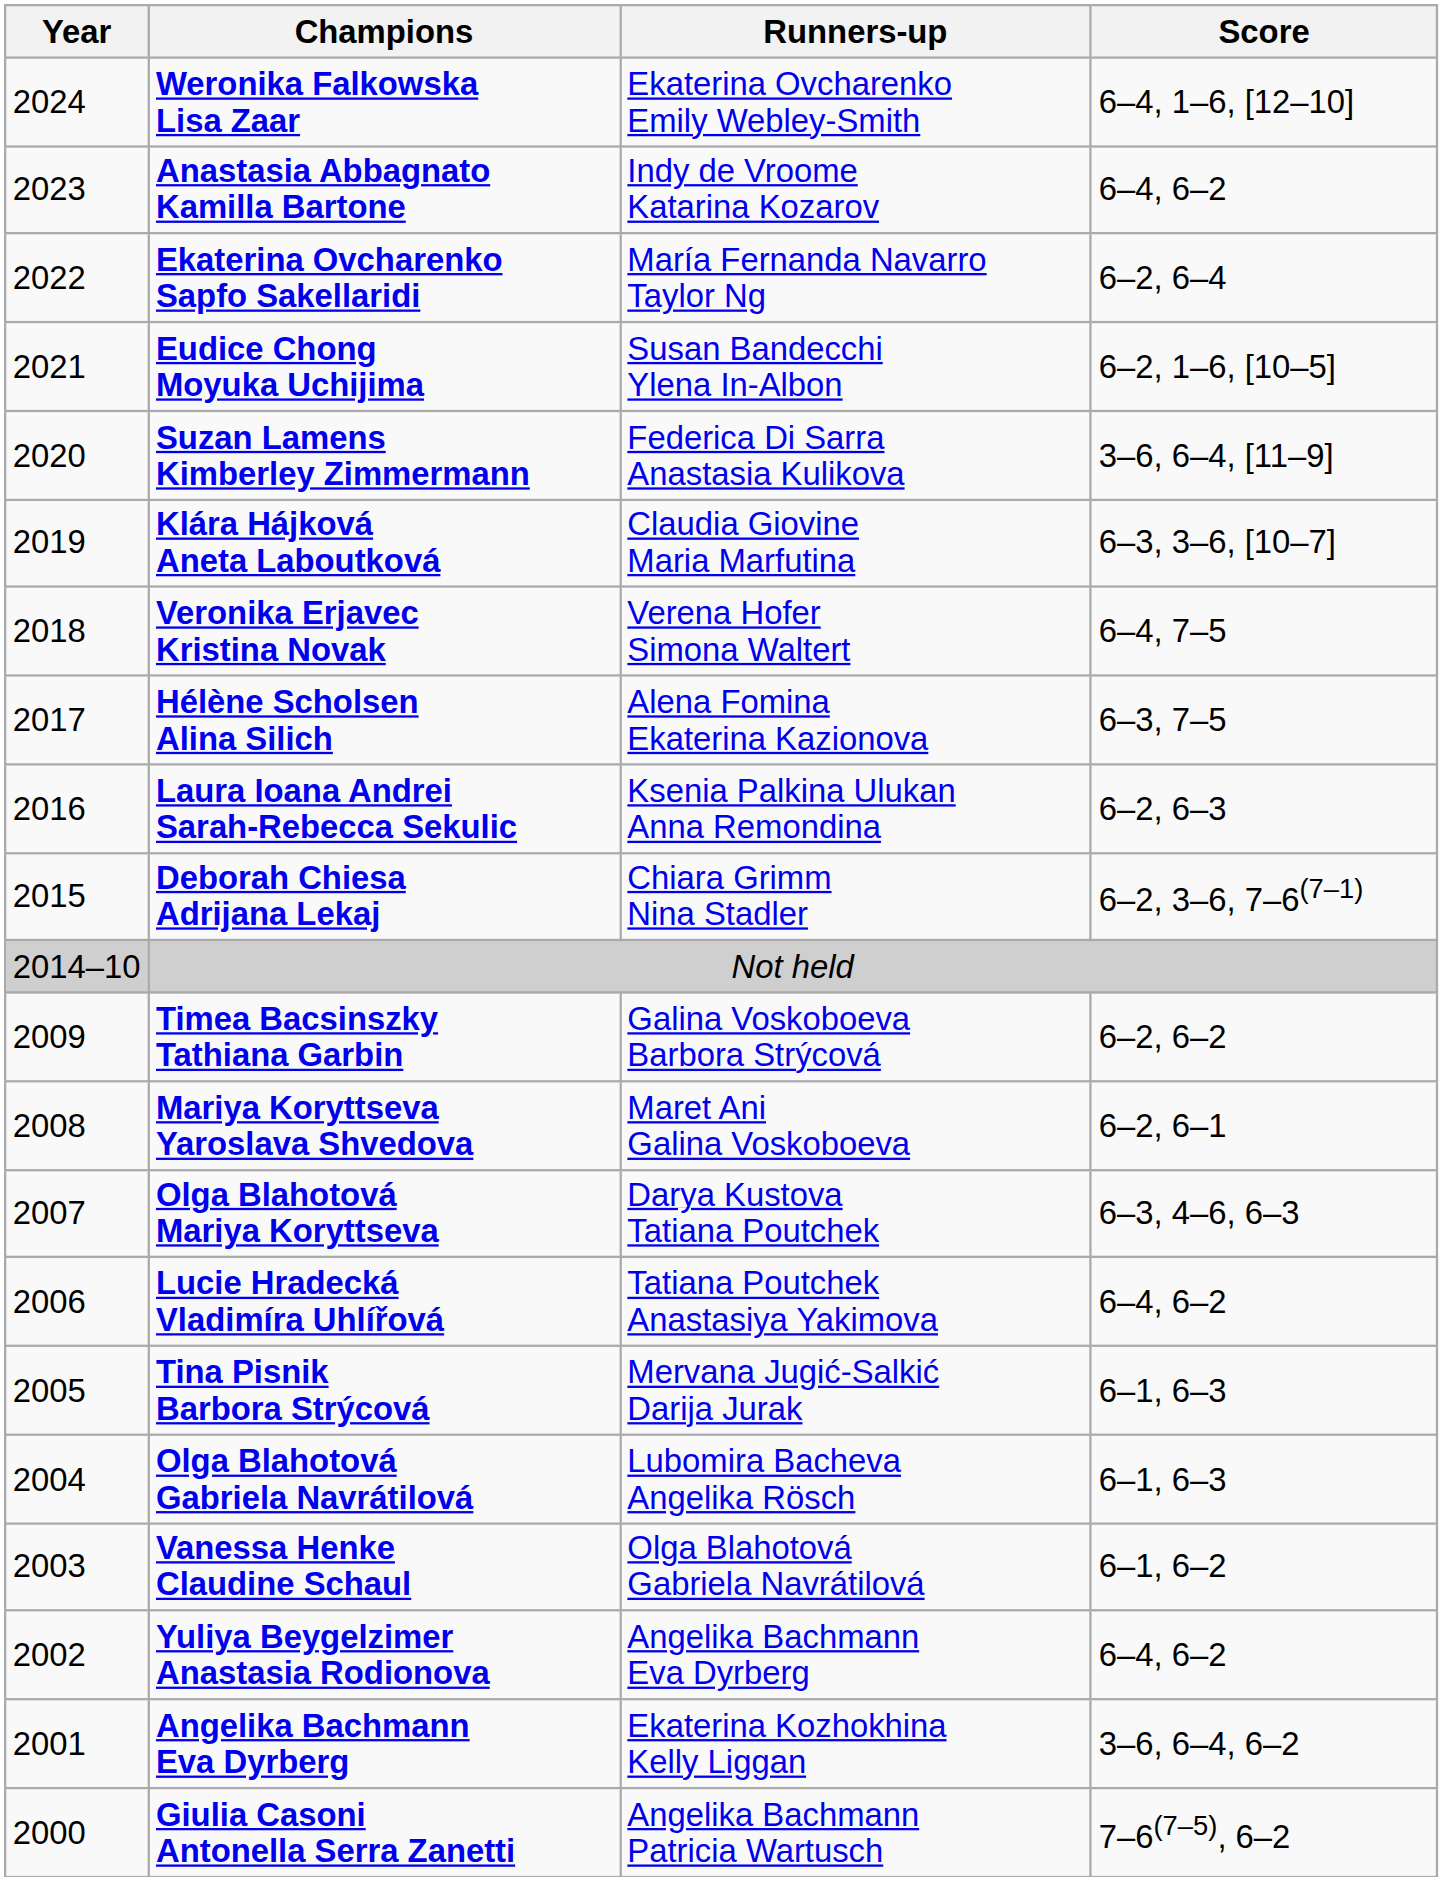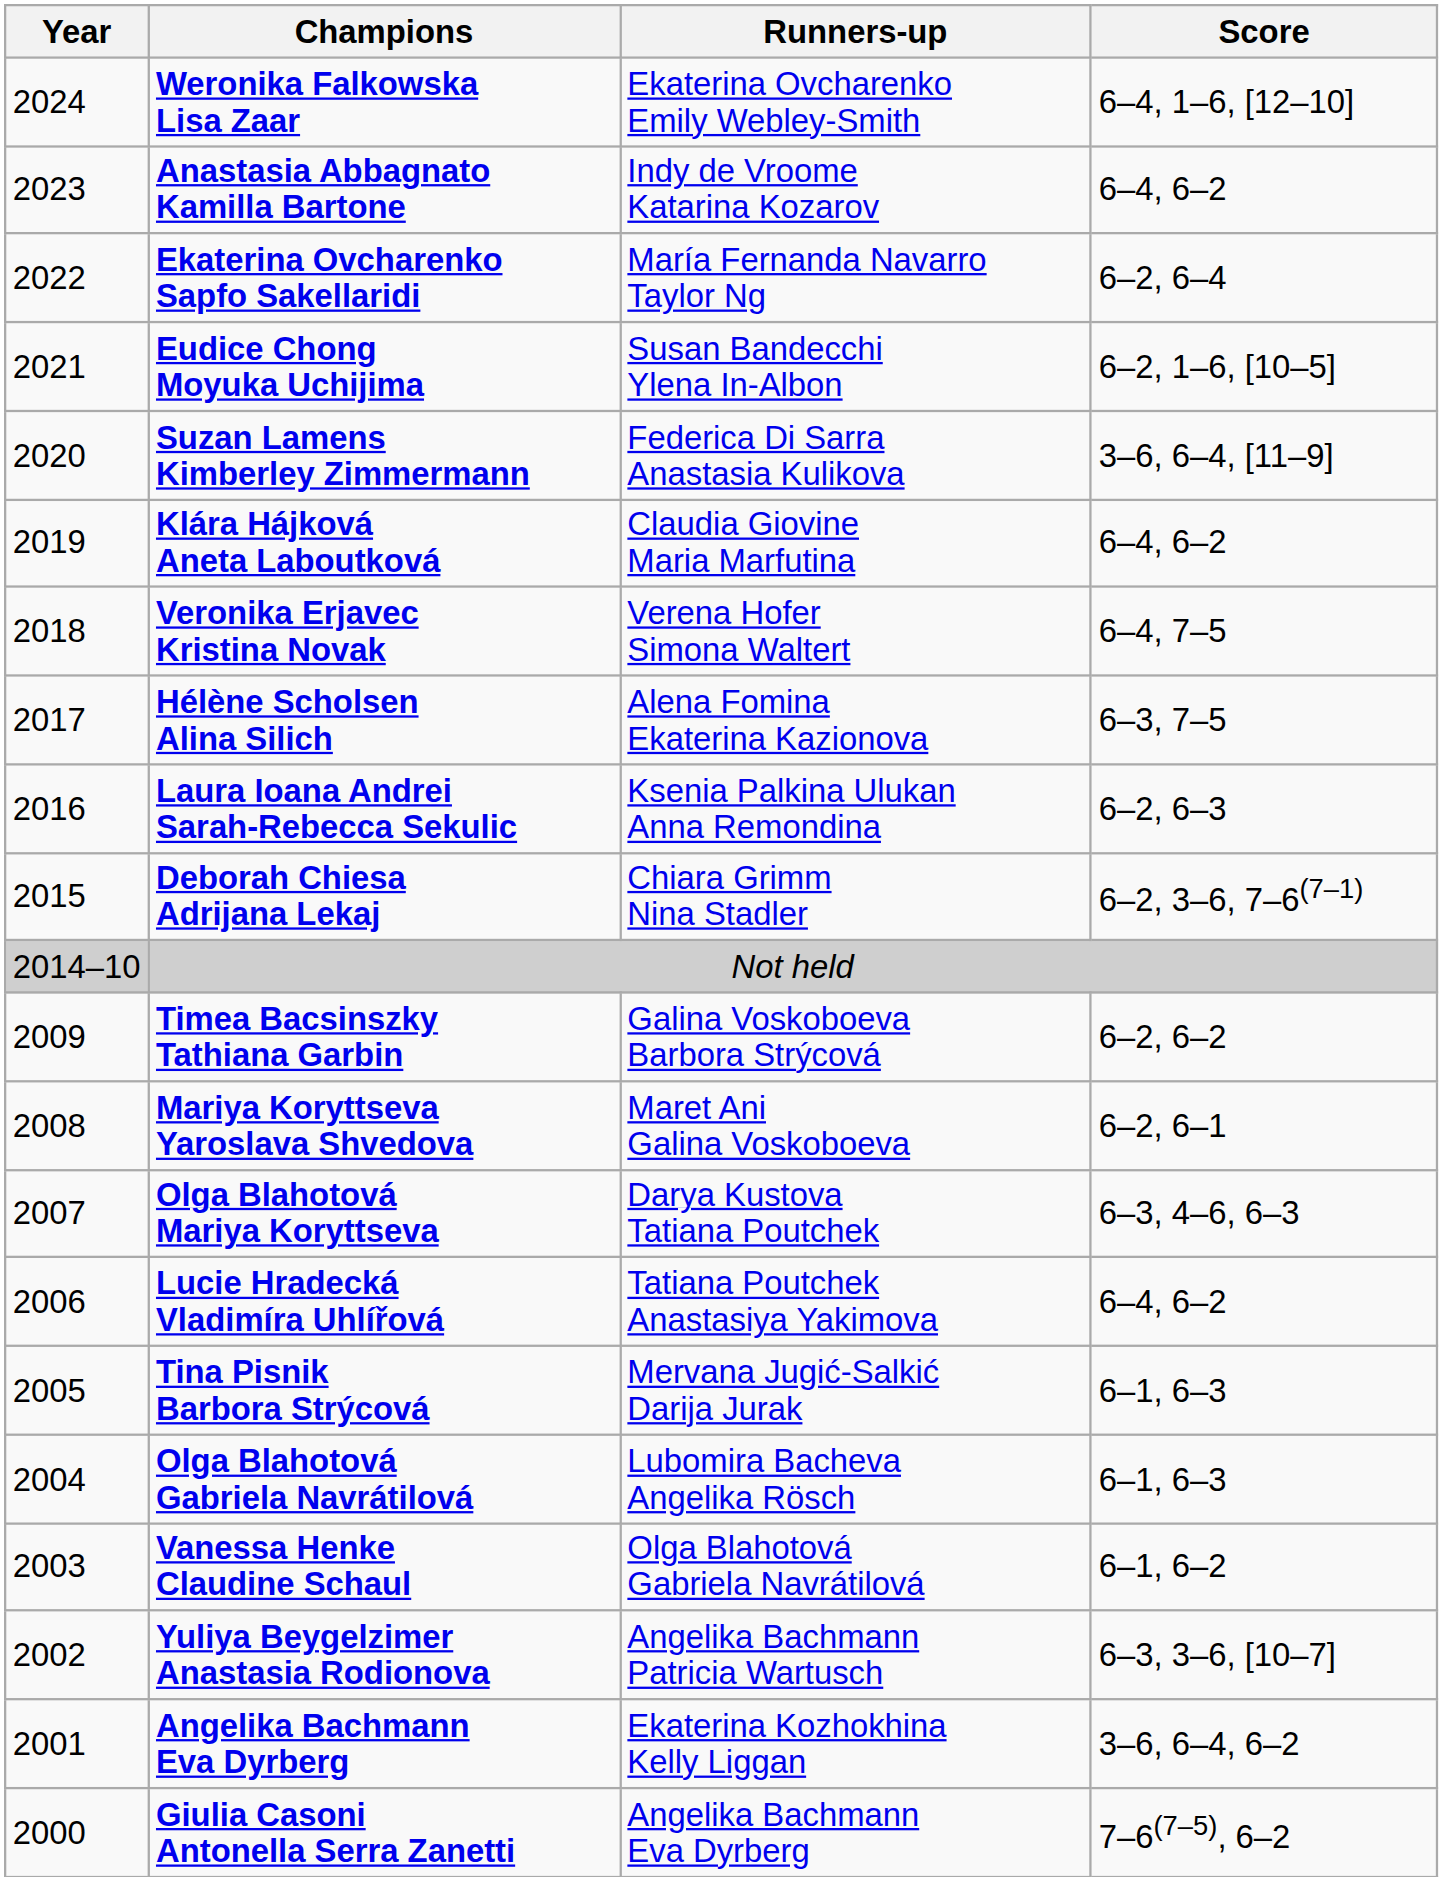(1217, 543) 6–3, 3–6, [10–7] -> (1163, 543) 6–4, 6–2
(773, 1655) Angelika Bachmann Eva Dyrberg -> (773, 1655) Angelika Bachmann Patricia Wartusch
(1163, 1655) 6–4, 6–2 -> (1217, 1655) 6–3, 3–6, [10–7]
(773, 1832) Angelika Bachmann Patricia Wartusch -> (773, 1832) Angelika Bachmann Eva Dyrberg
